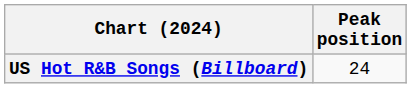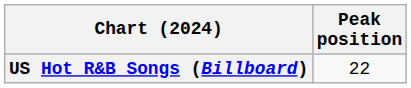(359, 69) 24 -> (359, 69) 22
